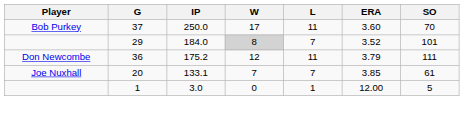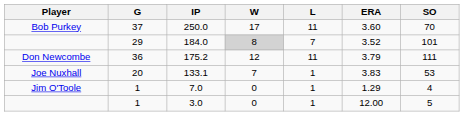(313, 73) 7 -> (313, 73) 1
(371, 73) 3.85 -> (371, 73) 3.83
(430, 73) 61 -> (430, 73) 53
+ row: (196, 88)
